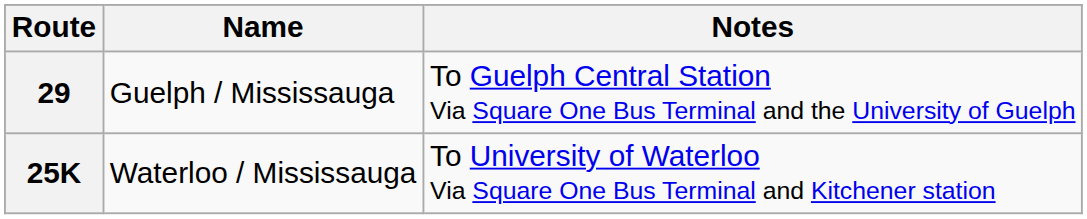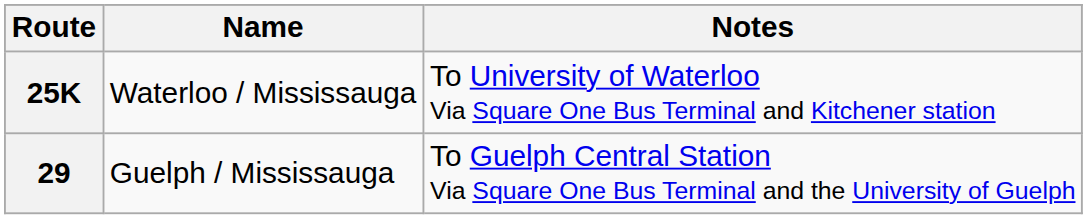rows swapped: (54, 172) <-> (54, 92)
